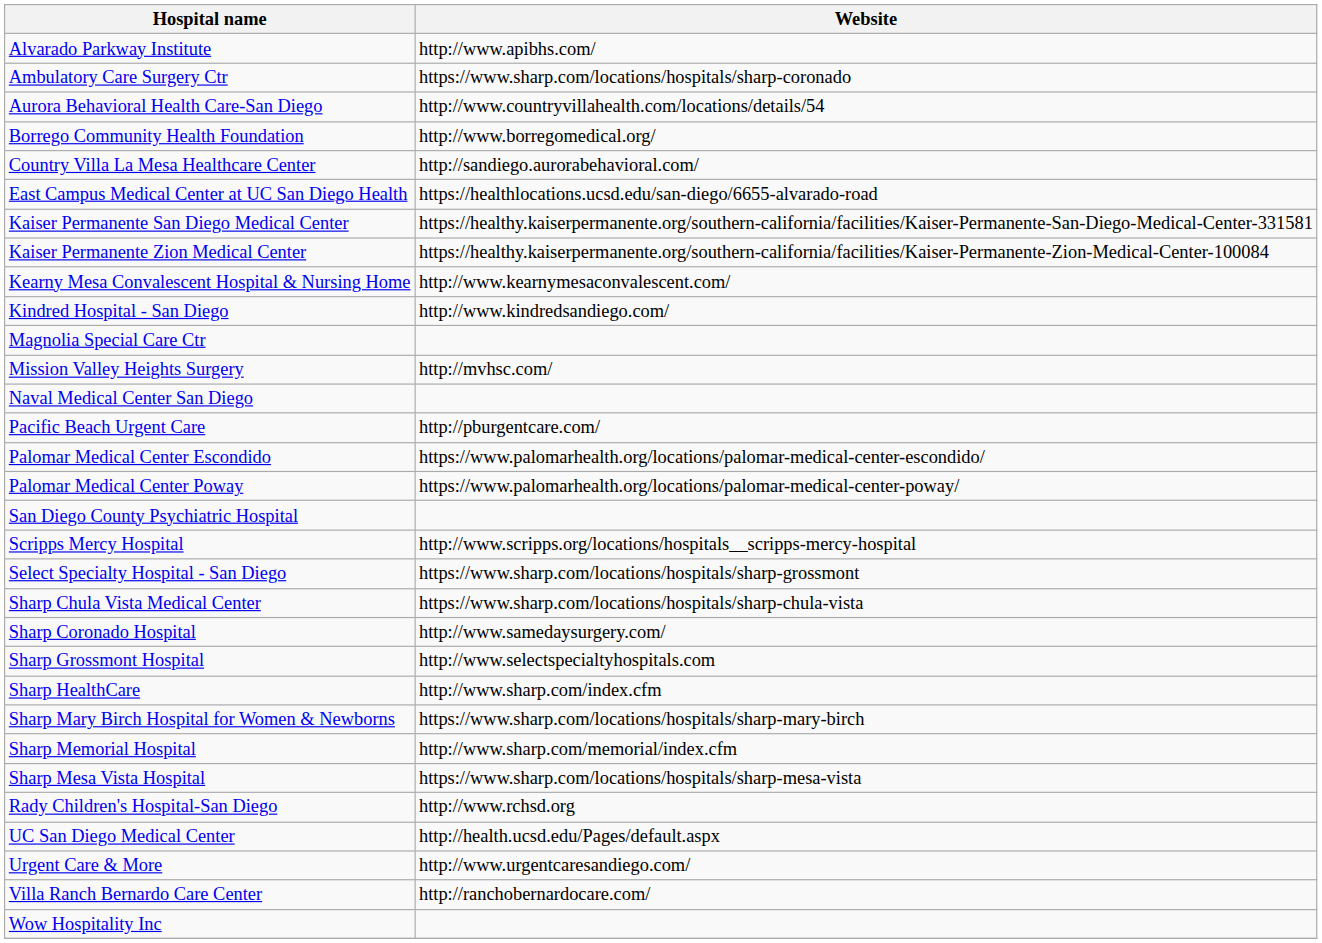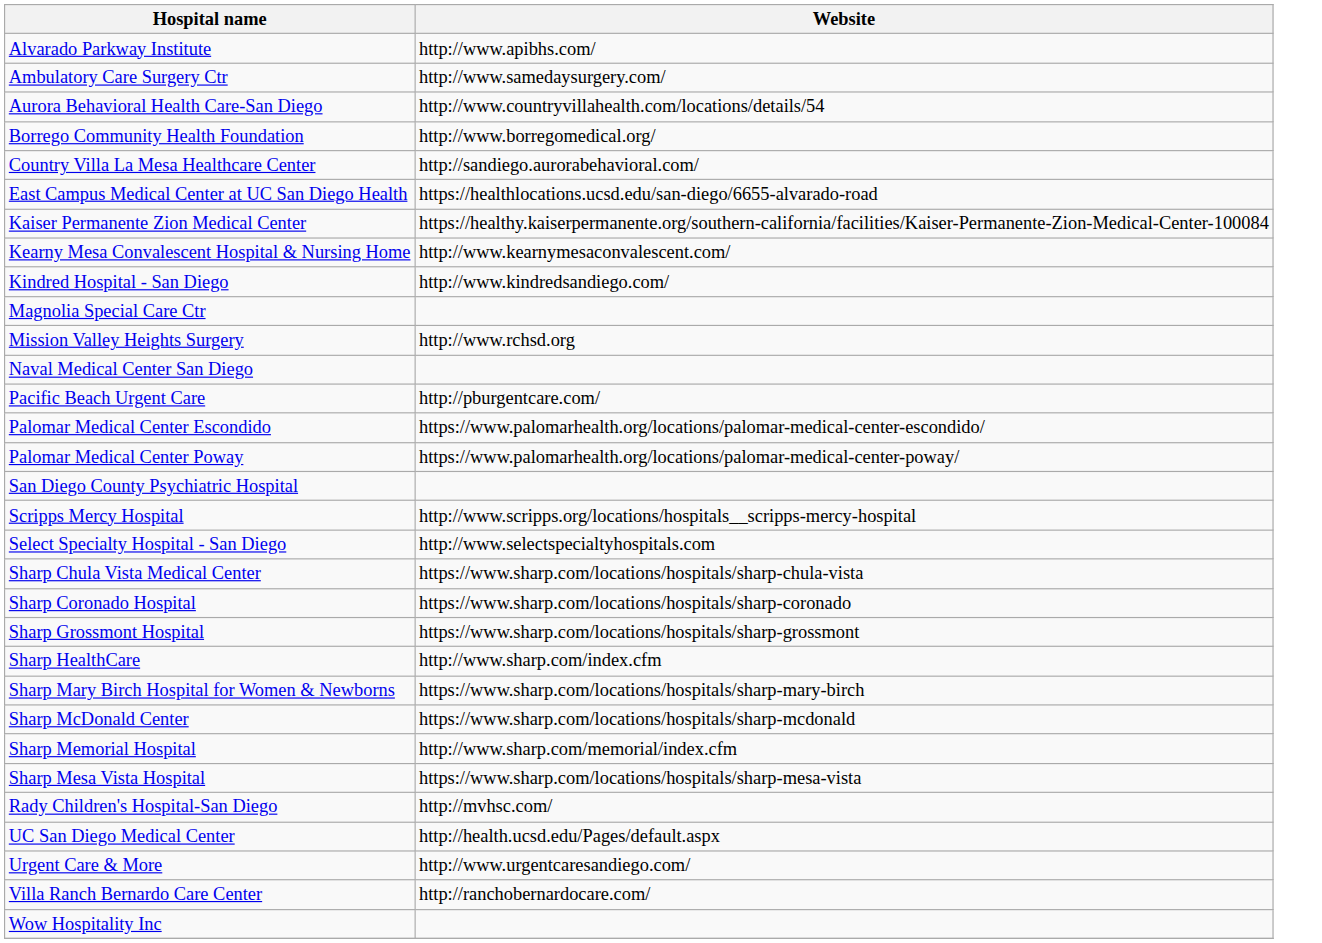(635, 77) https://www.sharp.com/locations/hospitals/sharp-coronado -> (542, 77) http://www.samedaysurgery.com/
- row: (179, 223)
(486, 369) http://mvhsc.com/ -> (497, 340) http://www.rchsd.org
(639, 573) https://www.sharp.com/locations/hospitals/sharp-grossmont -> (567, 544) http://www.selectspecialtyhospitals.com
(542, 631) http://www.samedaysurgery.com/ -> (635, 602) https://www.sharp.com/locations/hospitals/sharp-coronado
(567, 661) http://www.selectspecialtyhospitals.com -> (639, 631) https://www.sharp.com/locations/hospitals/sharp-grossmont
+ row: (99, 719)
(497, 806) http://www.rchsd.org -> (486, 806) http://mvhsc.com/
